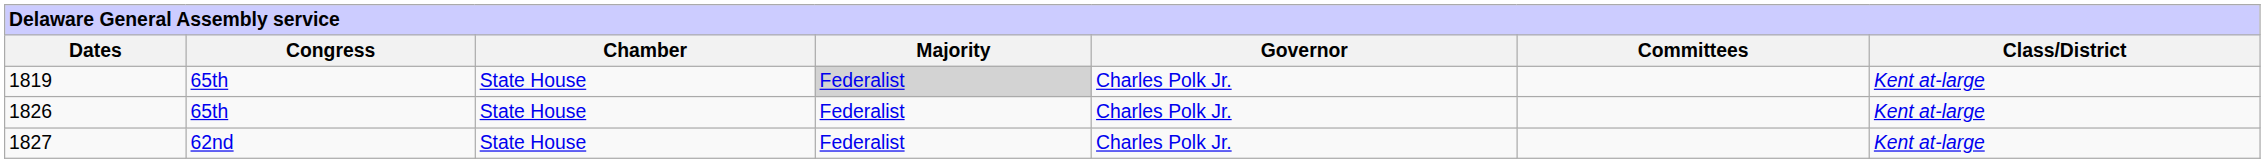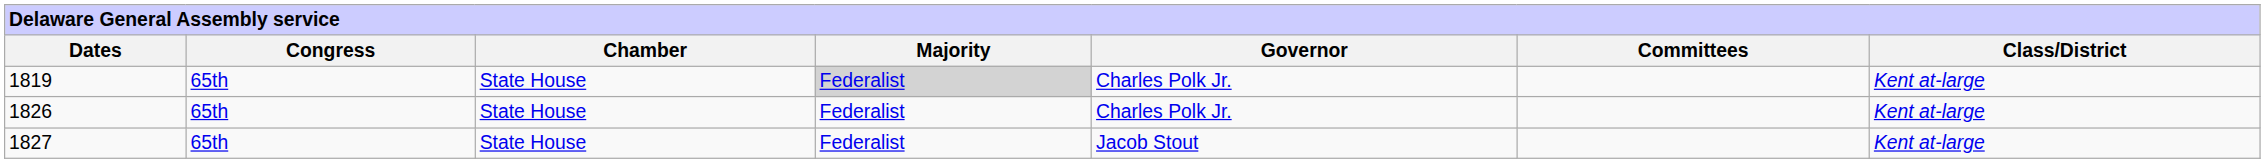(212, 142) 62nd -> (209, 142) 65th
(1164, 142) Charles Polk Jr. -> (1147, 142) Jacob Stout
